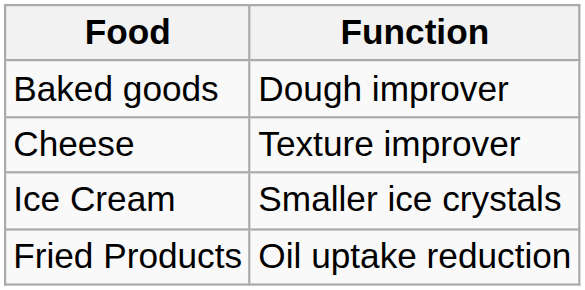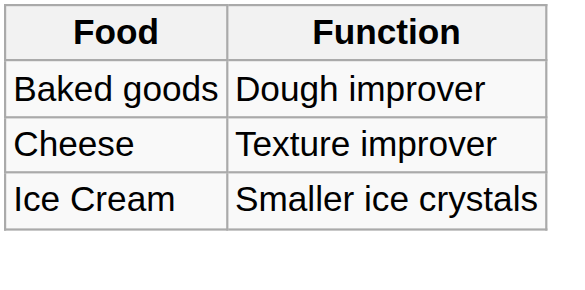- row: (128, 255)
